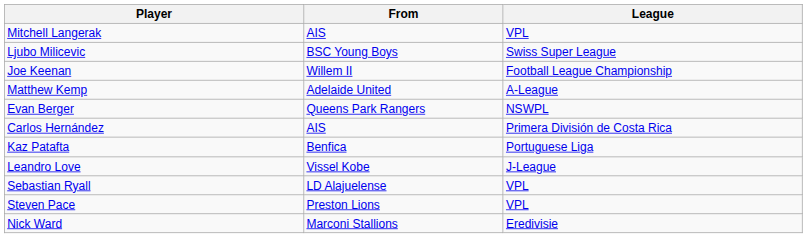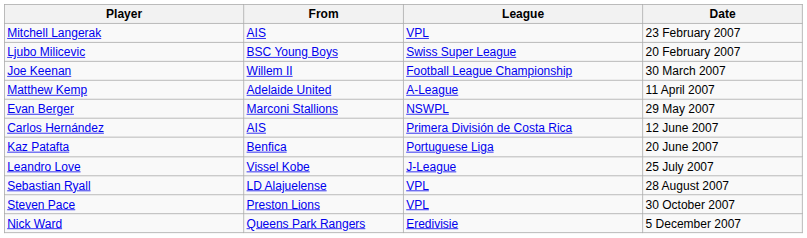+ column: (723, 14)
(366, 109) Queens Park Rangers -> (292, 109) Marconi Stallions
(352, 223) Marconi Stallions -> (306, 223) Queens Park Rangers
